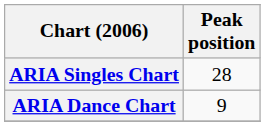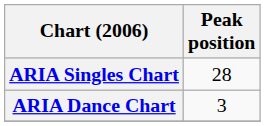(222, 105) 9 -> (222, 105) 3
